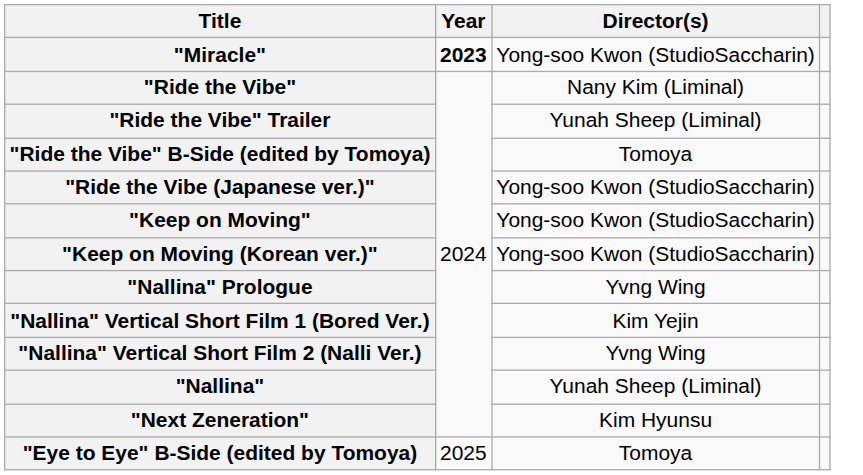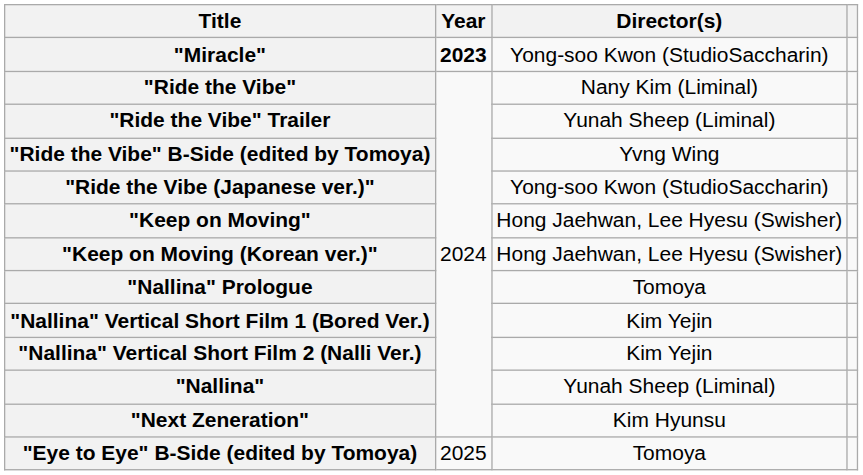(656, 154) Tomoya -> (669, 154) Yvng Wing
(656, 220) Yong-soo Kwon (StudioSaccharin) -> (669, 220) Hong Jaehwan, Lee Hyesu (Swisher)
(656, 253) Yong-soo Kwon (StudioSaccharin) -> (669, 253) Hong Jaehwan, Lee Hyesu (Swisher)
(656, 287) Yvng Wing -> (669, 287) Tomoya
(656, 353) Yvng Wing -> (669, 353) Kim Yejin
